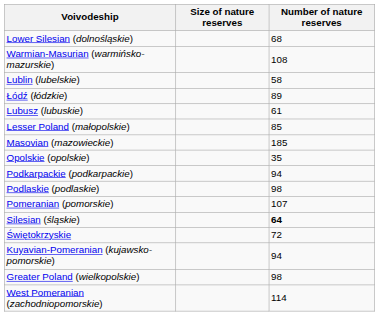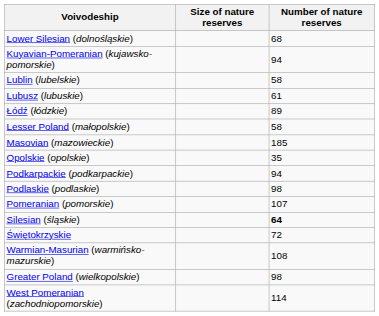rows swapped: (79, 256) <-> (76, 59)
rows swapped: (45, 111) <-> (37, 96)
(277, 127) 85 -> (277, 127) 58
